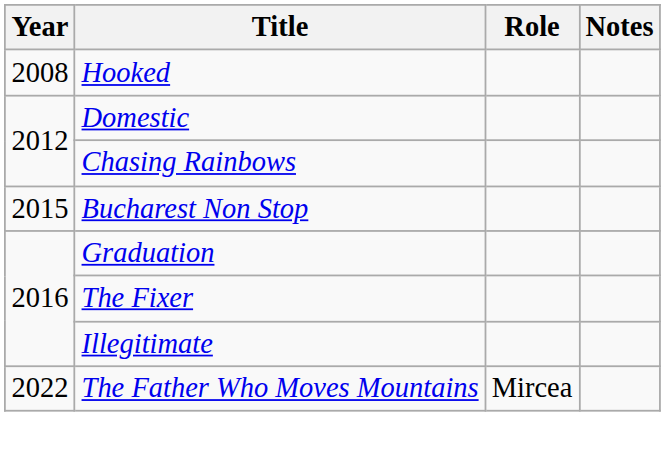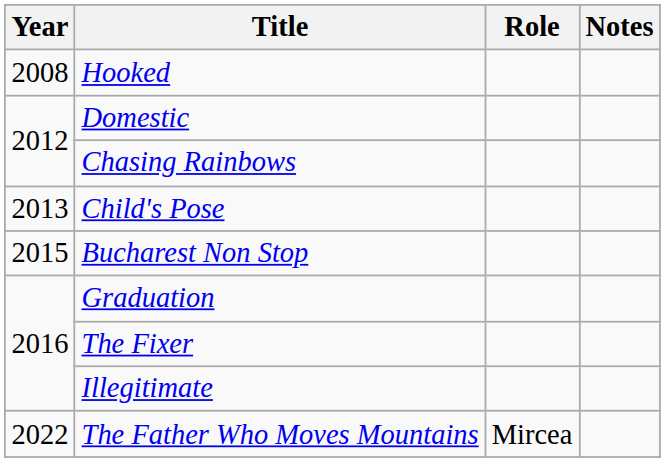+ row: (153, 207)
